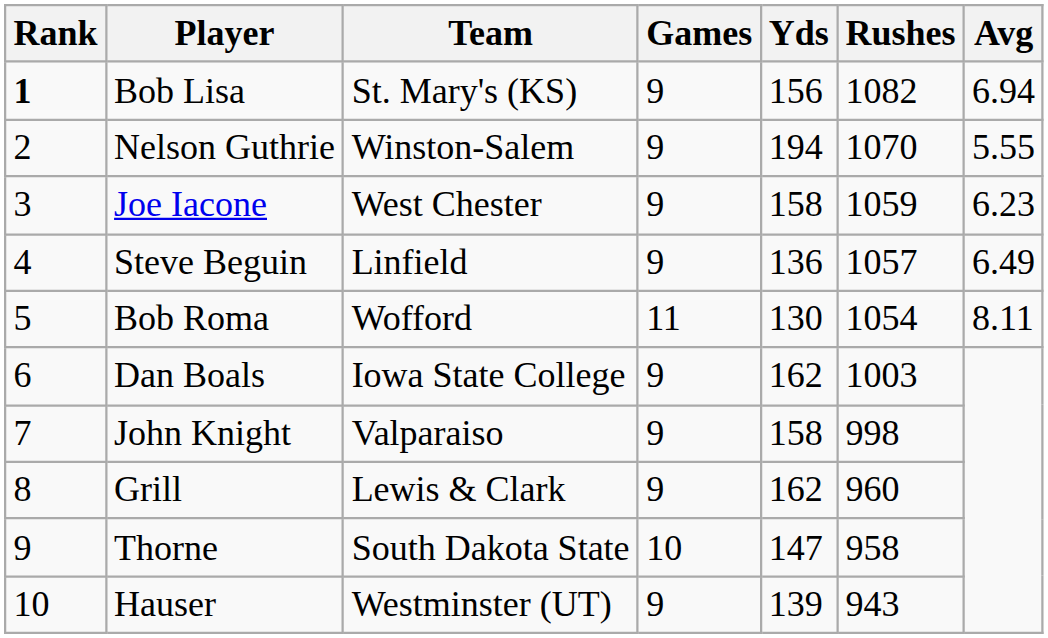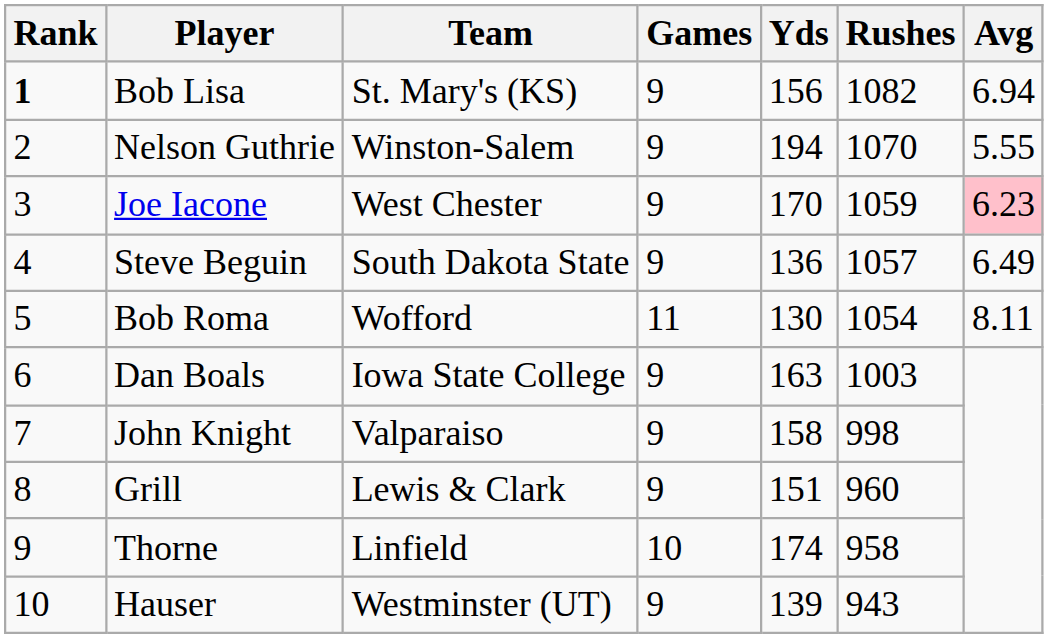(796, 204) 158 -> (796, 204) 170
(1004, 204) no background -> (1004, 204) pink background
(410, 261) Linfield -> (491, 261) South Dakota State
(796, 375) 162 -> (796, 375) 163
(796, 489) 162 -> (796, 489) 151
(491, 546) South Dakota State -> (410, 546) Linfield
(796, 546) 147 -> (796, 546) 174
